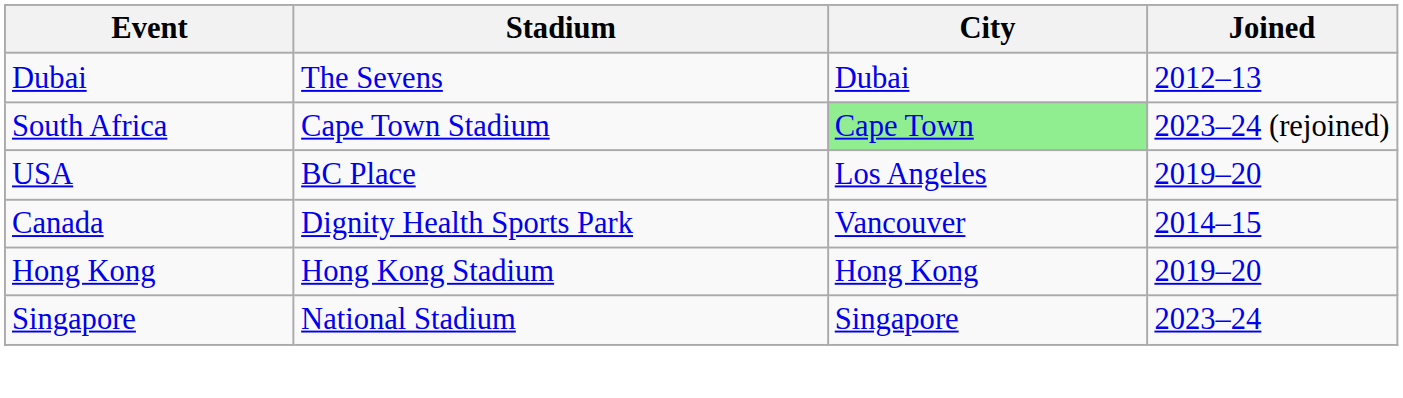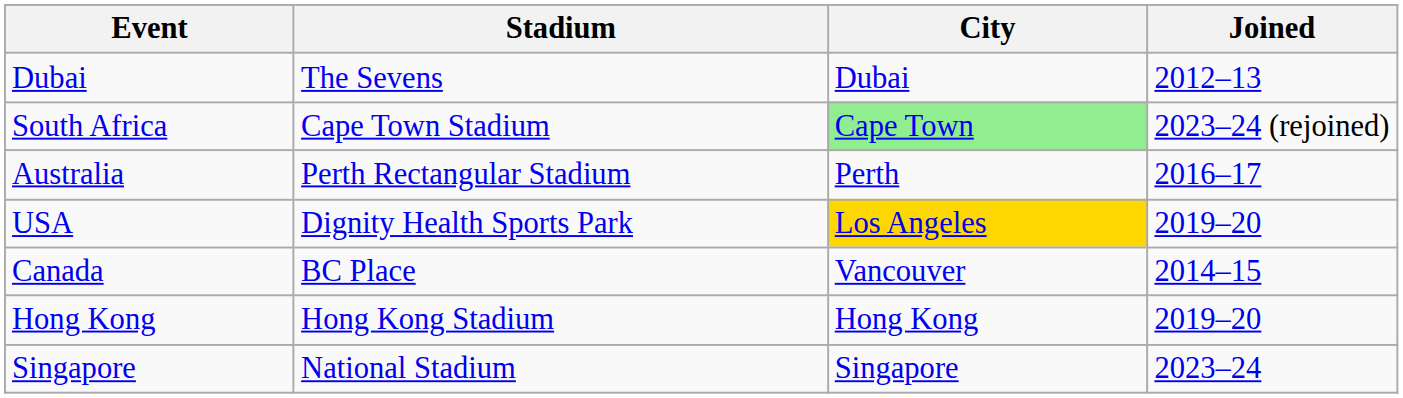+ row: (68, 174)
(358, 174) BC Place -> (467, 222) Dignity Health Sports Park
(911, 174) no background -> (911, 222) gold background
(467, 222) Dignity Health Sports Park -> (358, 271) BC Place
